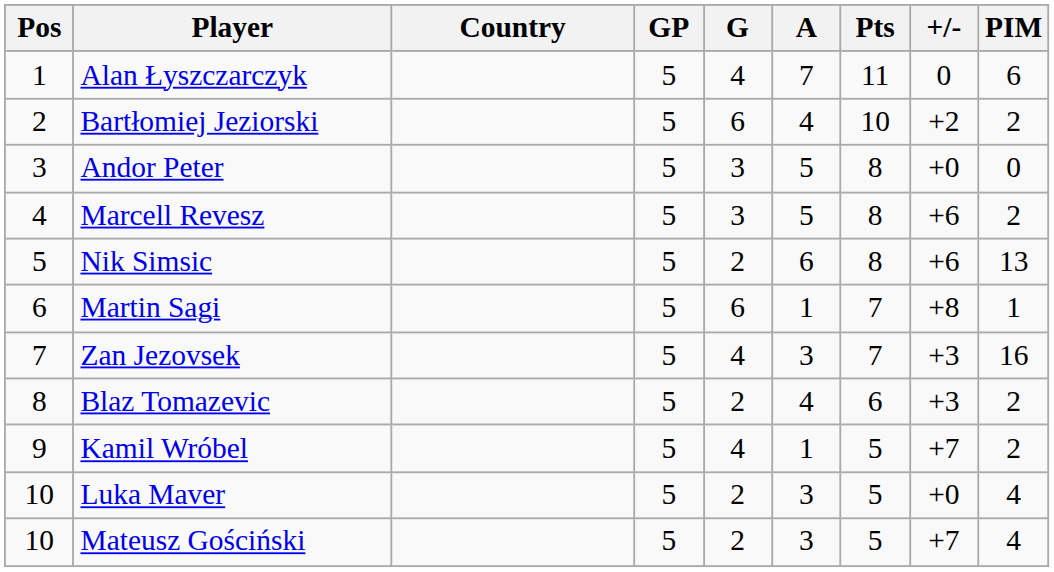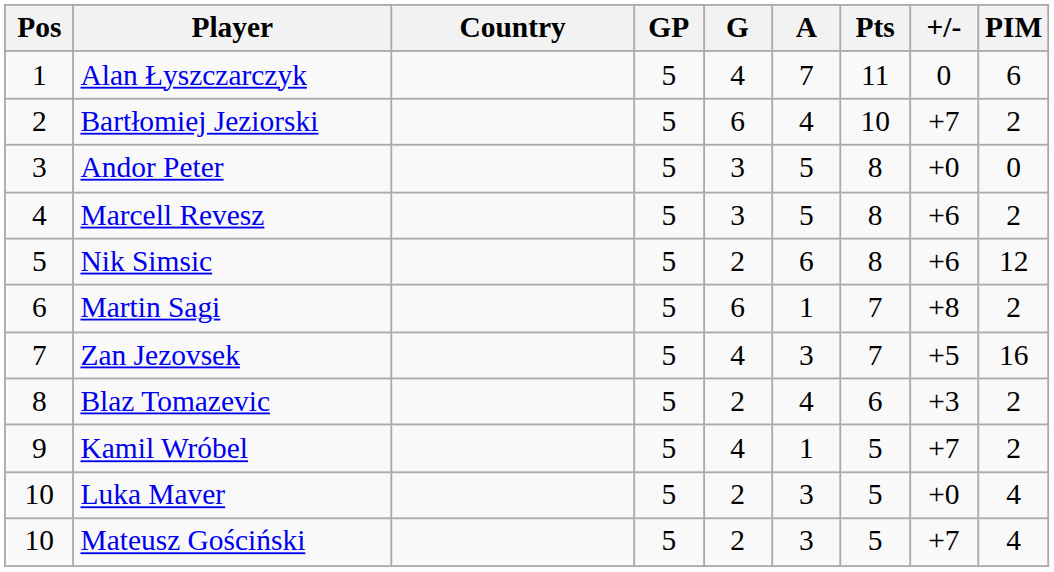(944, 121) +2 -> (944, 121) +7
(1014, 261) 13 -> (1014, 261) 12
(1014, 307) 1 -> (1014, 307) 2
(944, 354) +3 -> (944, 354) +5
